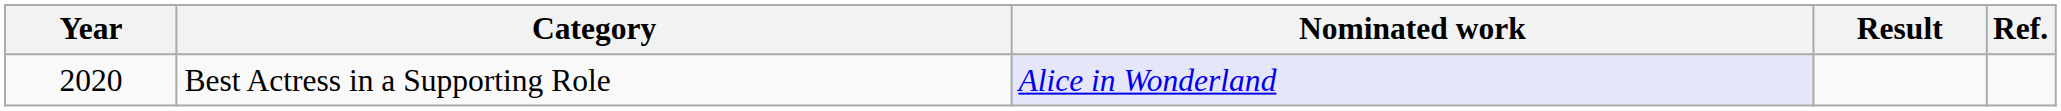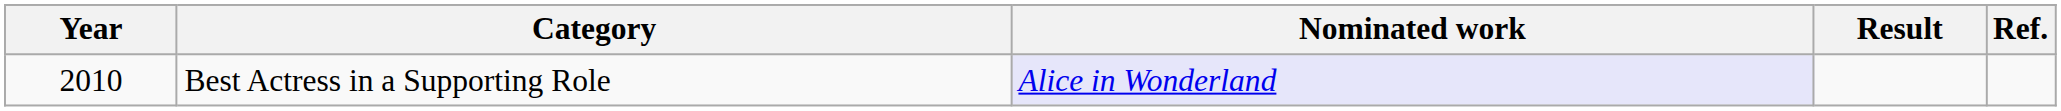(91, 79) 2020 -> (91, 79) 2010
